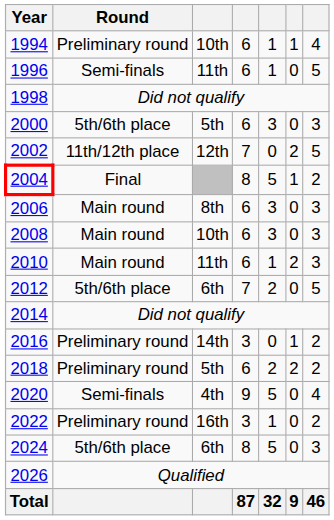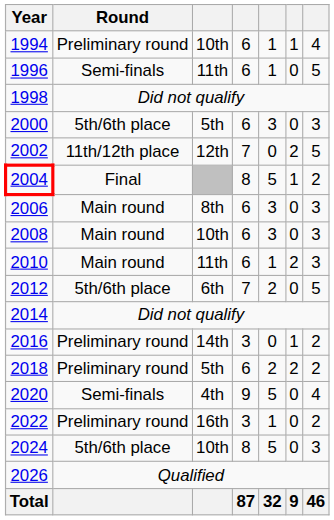(212, 448) 6th -> (212, 448) 10th
